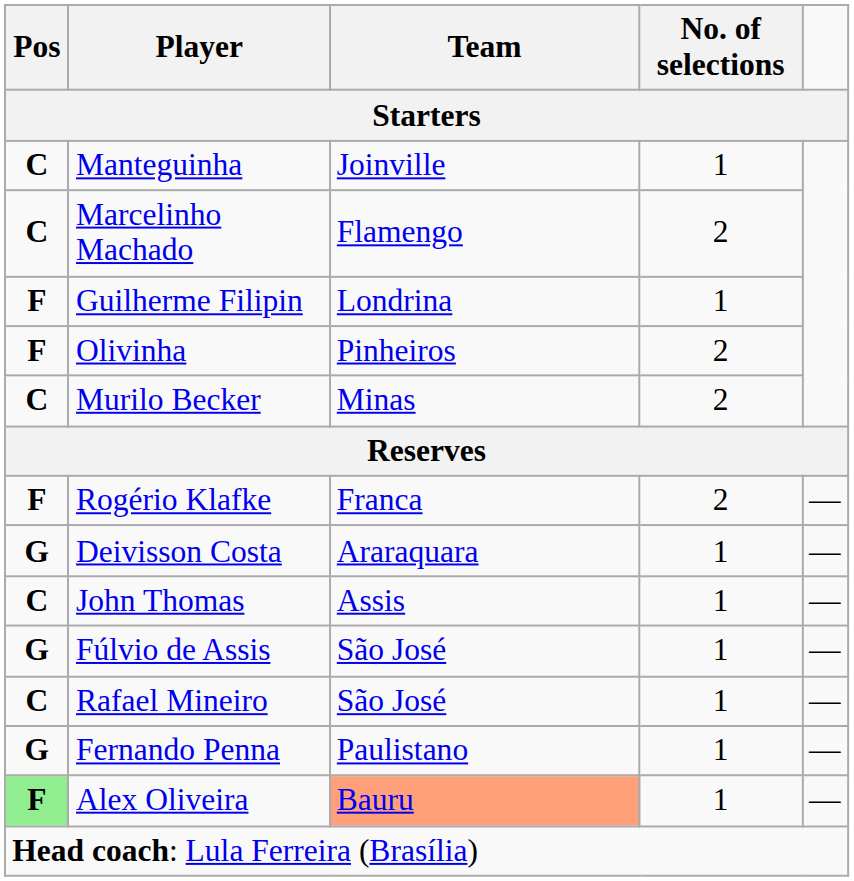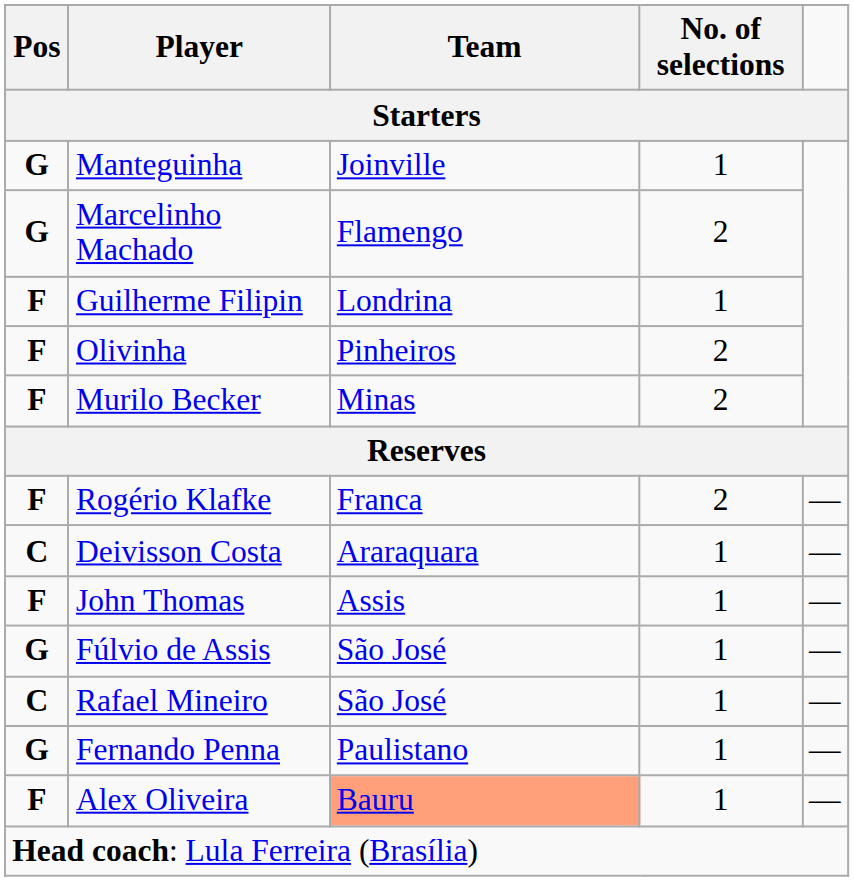(37, 164) C -> (37, 164) G
(37, 232) C -> (37, 232) G
(37, 400) C -> (37, 400) F
(37, 550) G -> (37, 550) C
(37, 600) C -> (37, 600) F
(37, 800) lightgreen background -> (37, 800) no background
